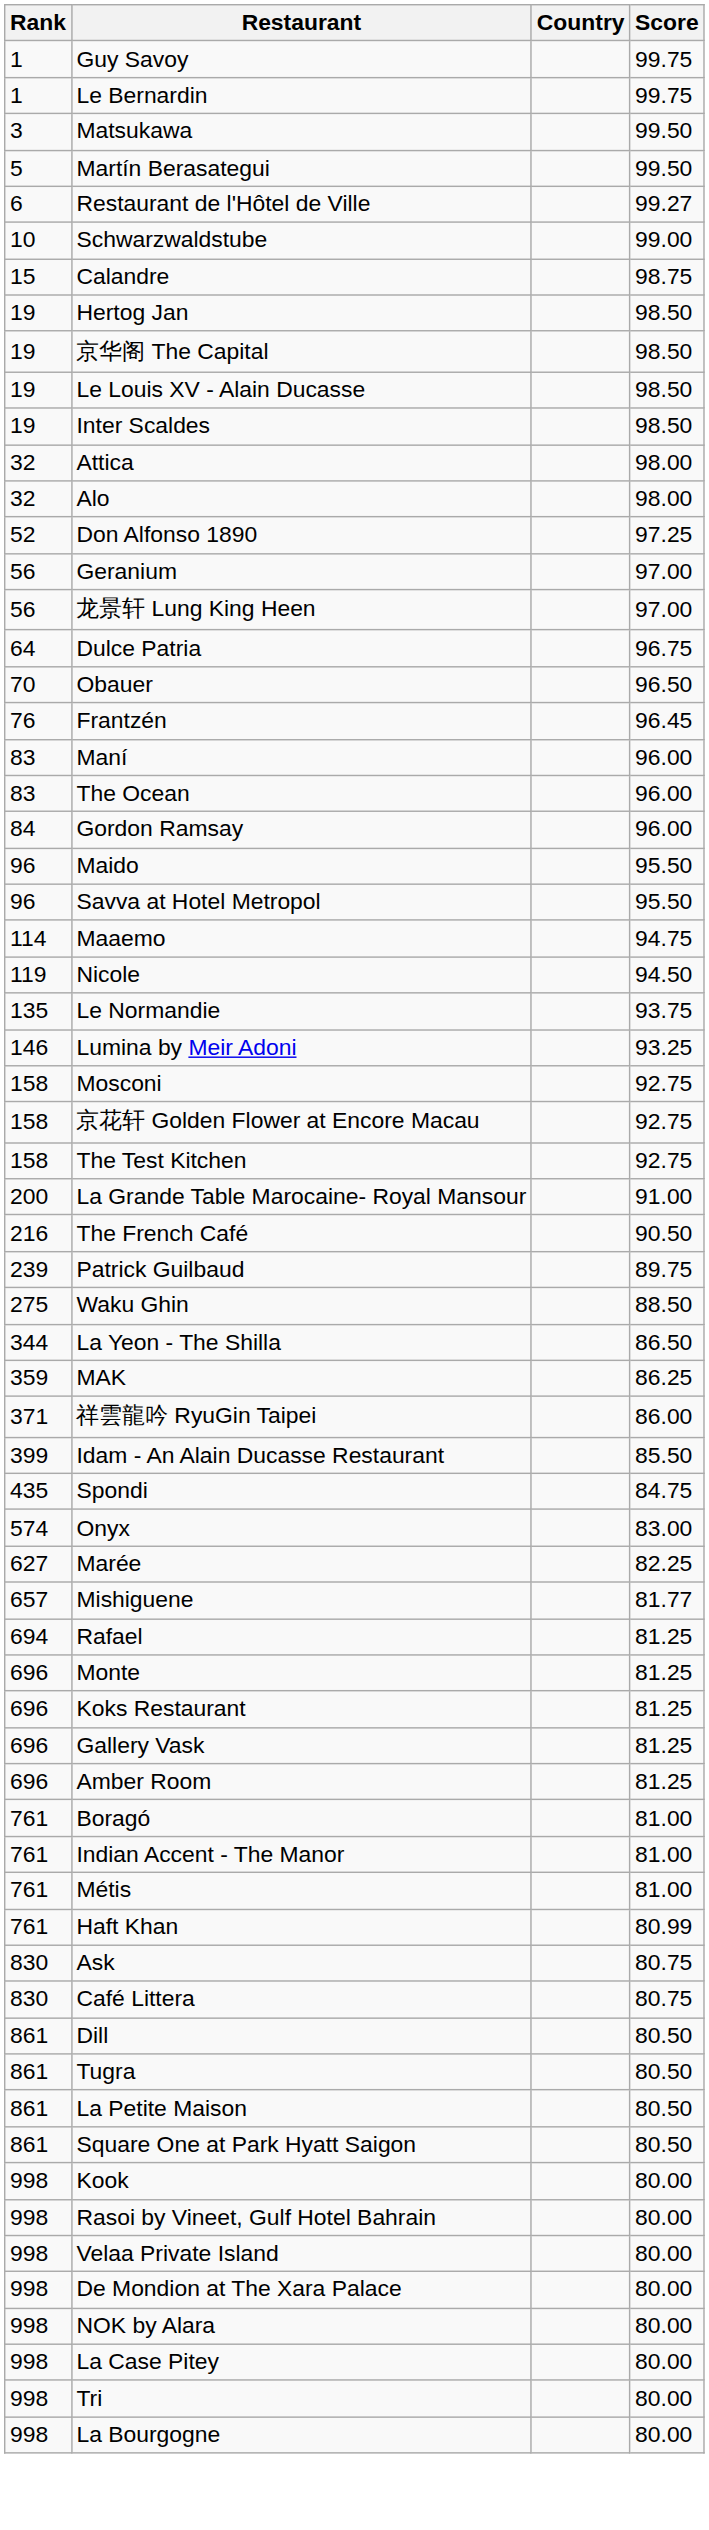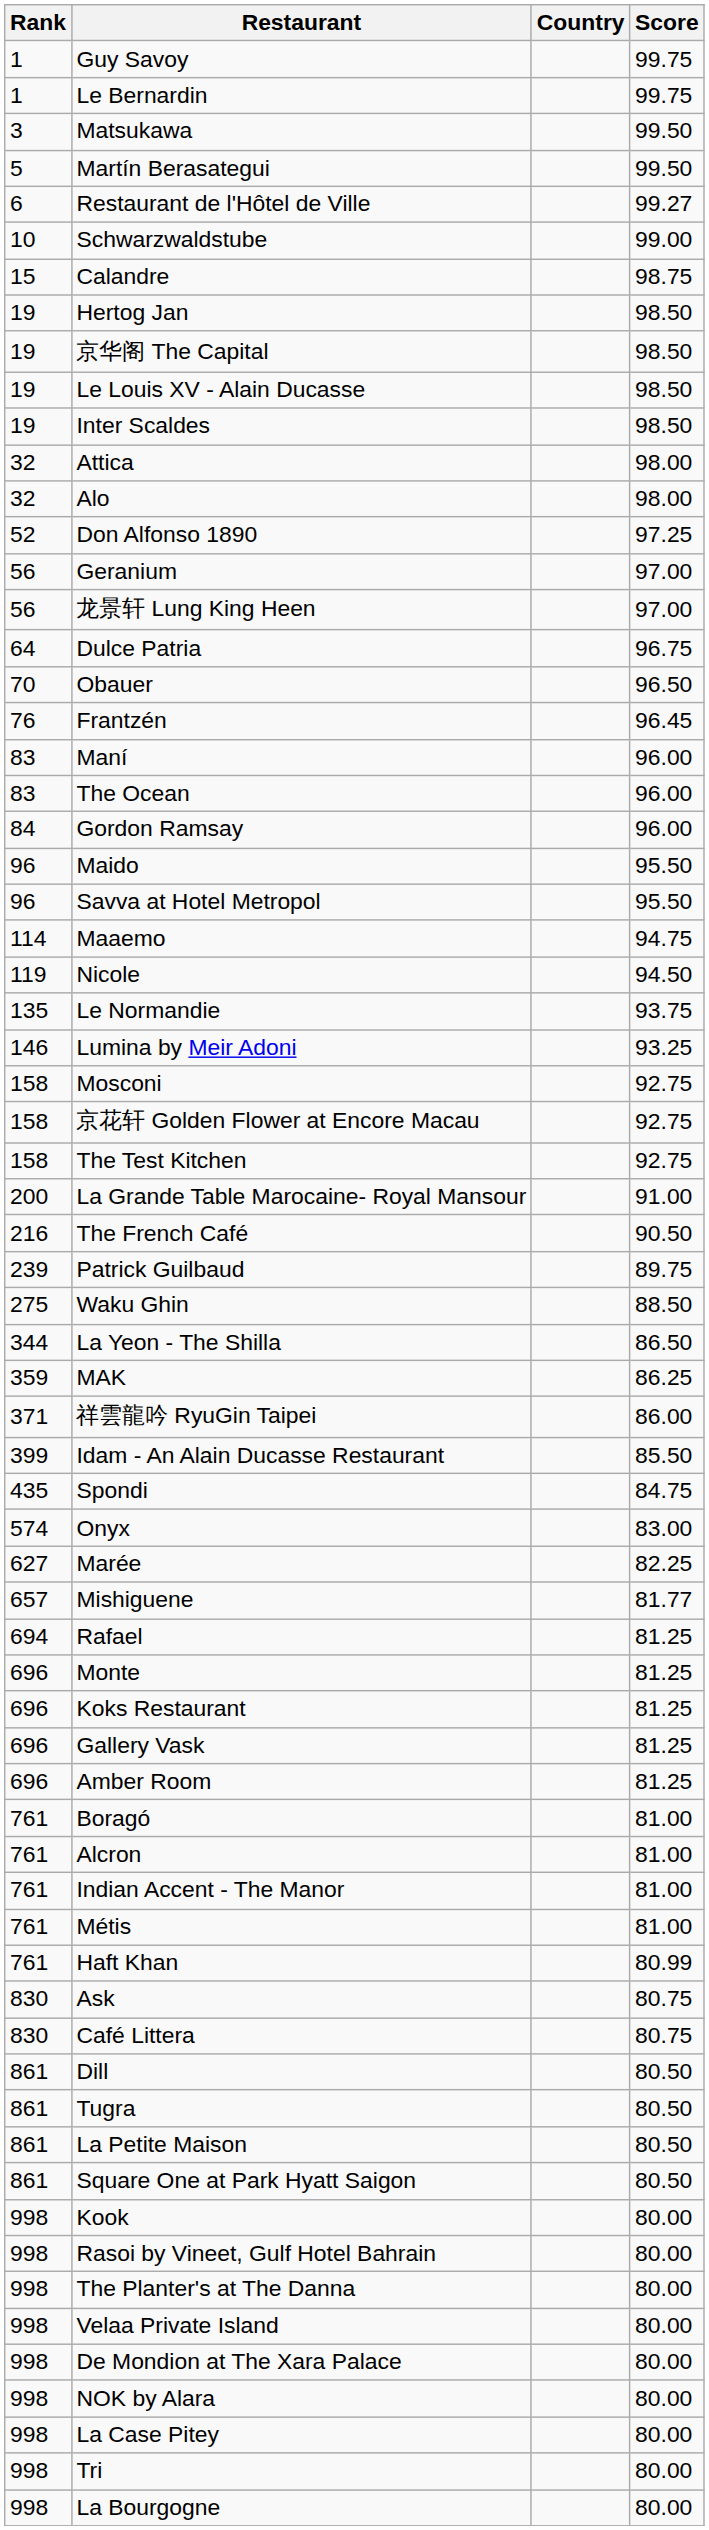+ row: (109, 1854)
+ row: (216, 2289)
